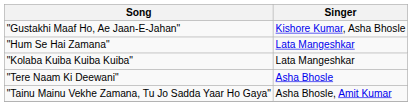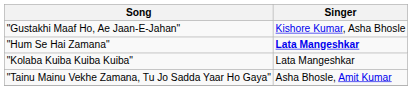(315, 45) normal -> (317, 45) bold
- row: (63, 77)
